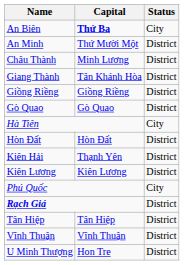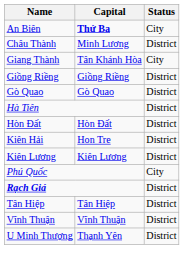- row: (25, 44)
(161, 76) District -> (155, 60) City
(155, 124) City -> (161, 108) District
(100, 156) Thạnh Yên -> (94, 140) Hon Tre
(94, 252) Hon Tre -> (100, 236) Thạnh Yên
